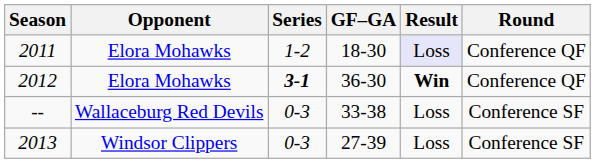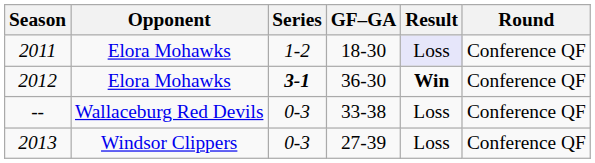(526, 111) Conference SF -> (526, 111) Conference QF
(526, 142) Conference SF -> (526, 142) Conference QF
